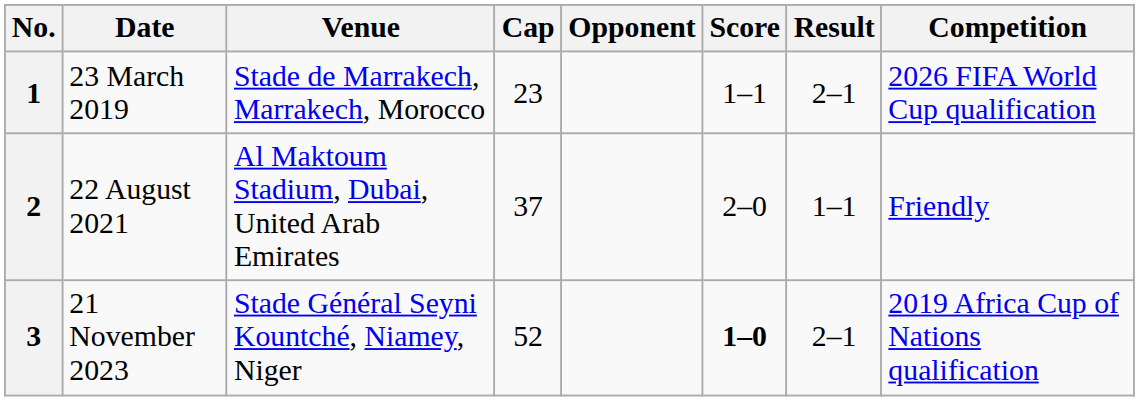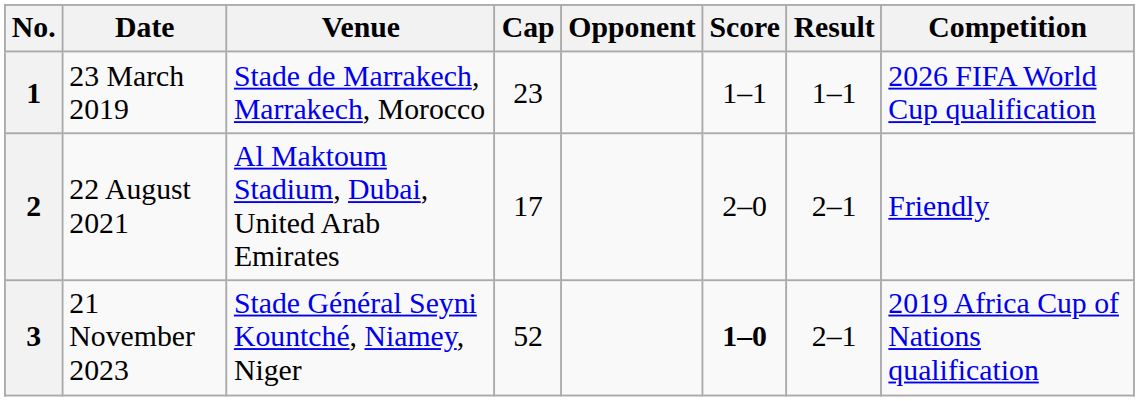(834, 92) 2–1 -> (834, 92) 1–1
(528, 206) 37 -> (528, 206) 17
(834, 206) 1–1 -> (834, 206) 2–1
